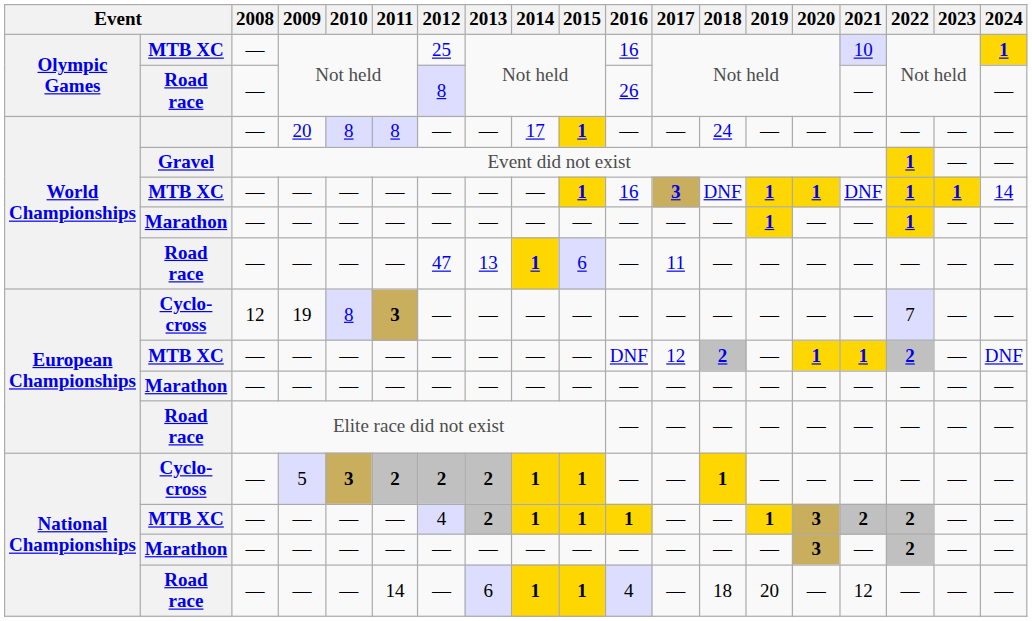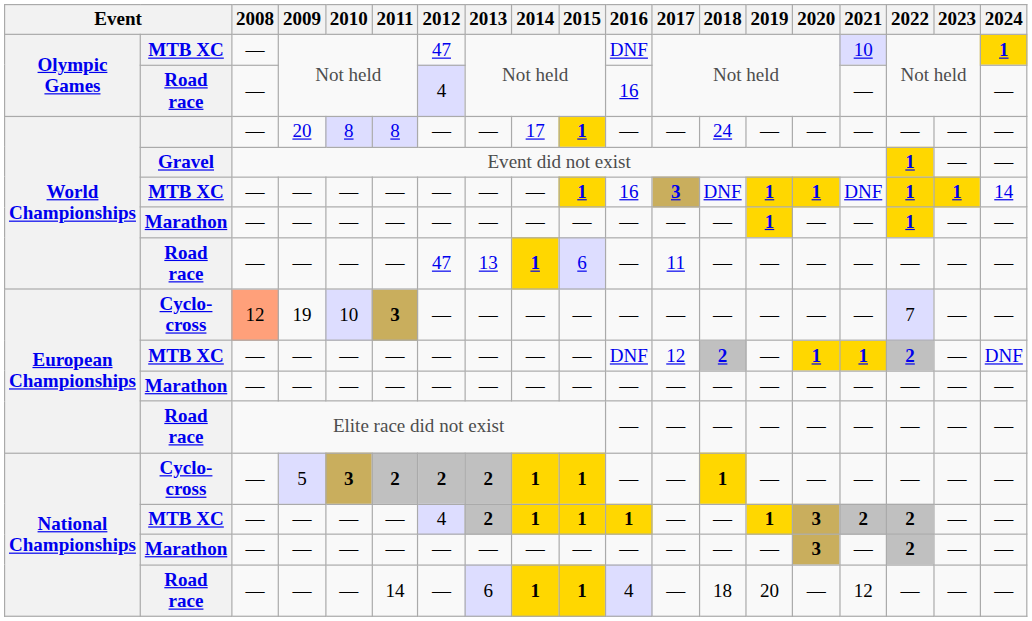(441, 49) 25 -> (441, 49) 47
(629, 49) 16 -> (629, 49) DNF
(441, 90) 8 -> (441, 90) 4
(629, 90) 26 -> (629, 90) 16
(255, 314) no background -> (255, 314) lightsalmon background
(349, 314) 8 -> (349, 314) 10
